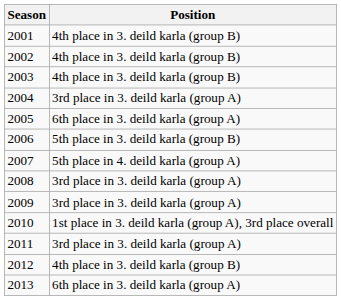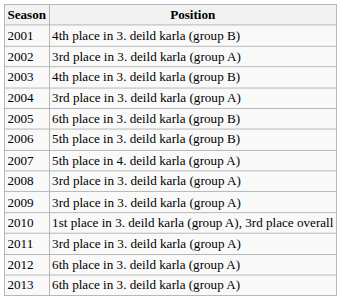(146, 56) 4th place in 3. deild karla (group B) -> (146, 56) 3rd place in 3. deild karla (group A)
(146, 118) 6th place in 3. deild karla (group A) -> (146, 118) 6th place in 3. deild karla (group B)
(146, 264) 4th place in 3. deild karla (group B) -> (146, 264) 6th place in 3. deild karla (group A)
